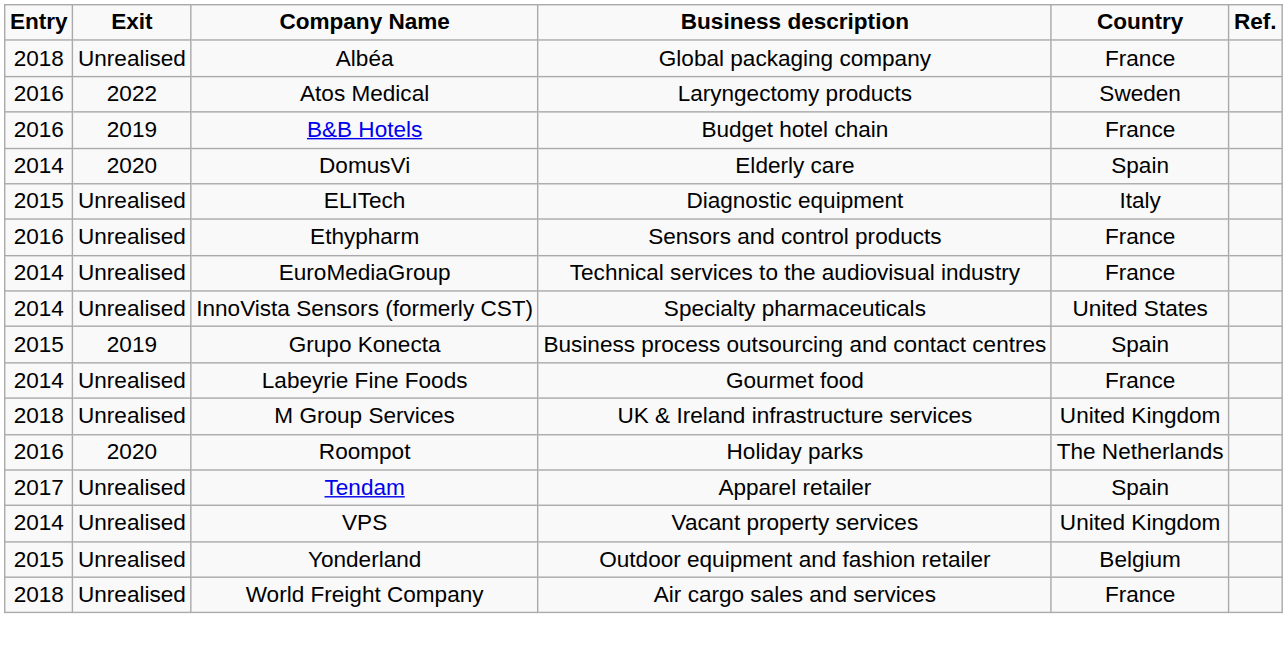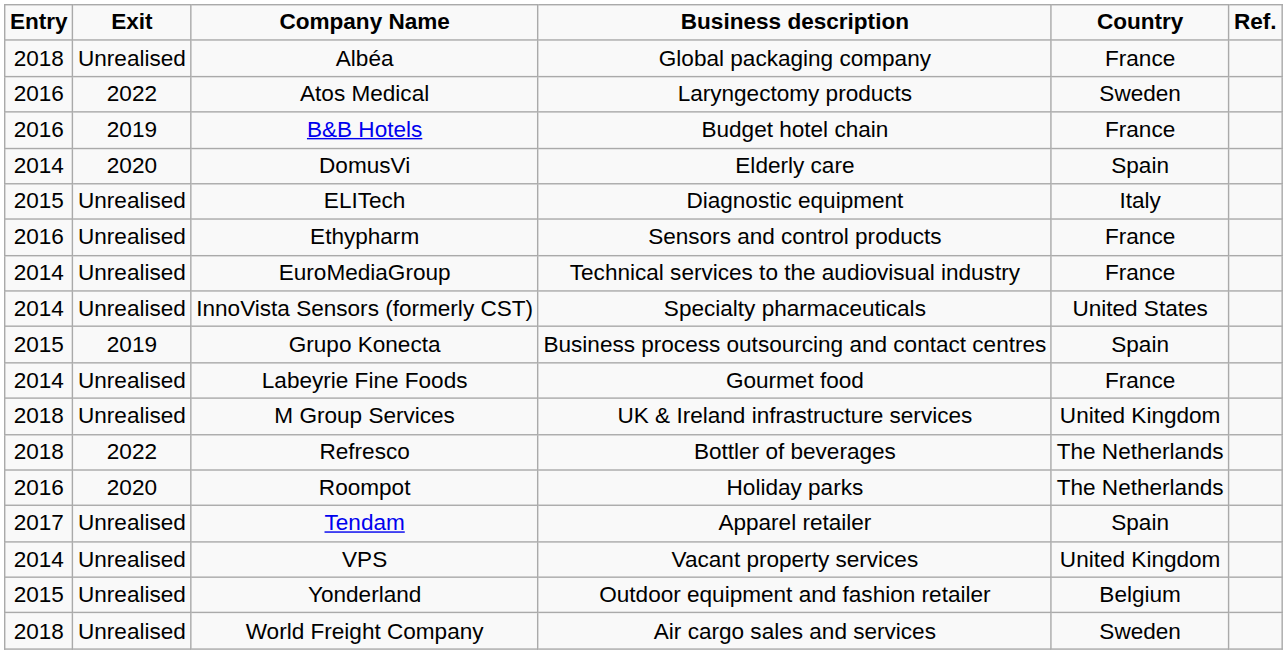+ row: (365, 451)
(1140, 594) France -> (1140, 630) Sweden
